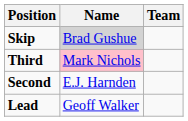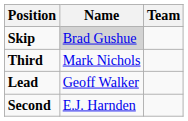(102, 60) pink background -> (102, 60) no background
rows swapped: (29, 82) <-> (23, 104)
